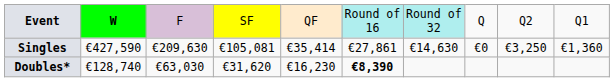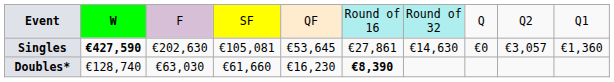(113, 47) normal -> (113, 47) bold
(180, 47) €209,630 -> (180, 47) €202,630
(311, 47) €35,414 -> (311, 47) €53,645
(526, 47) €3,250 -> (526, 47) €3,057
(247, 67) €31,620 -> (247, 67) €61,660
